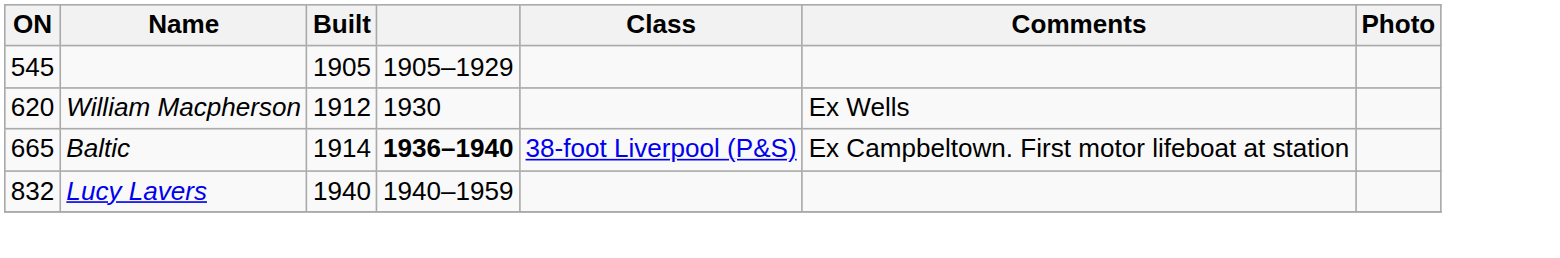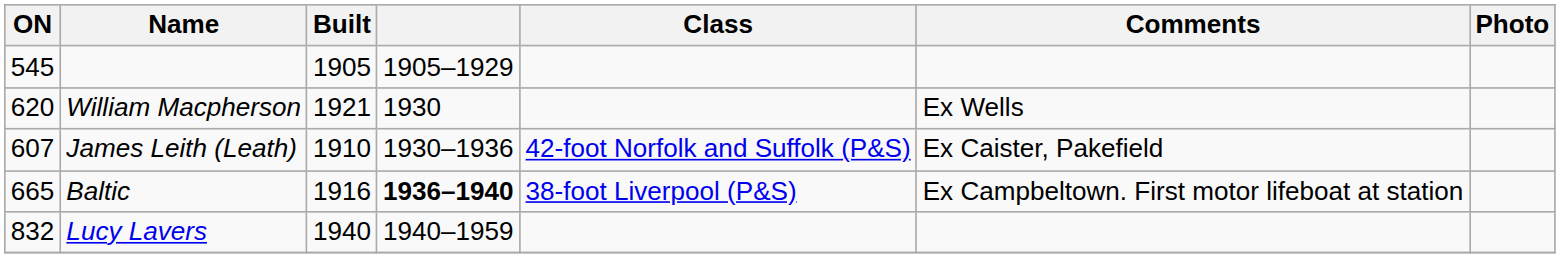(342, 107) 1912 -> (342, 107) 1921
+ row: (33, 149)
(342, 149) 1914 -> (342, 190) 1916
